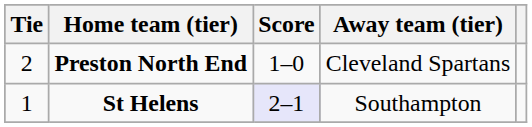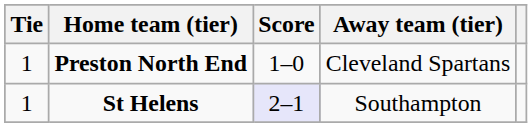(27, 62) 2 -> (27, 62) 1
